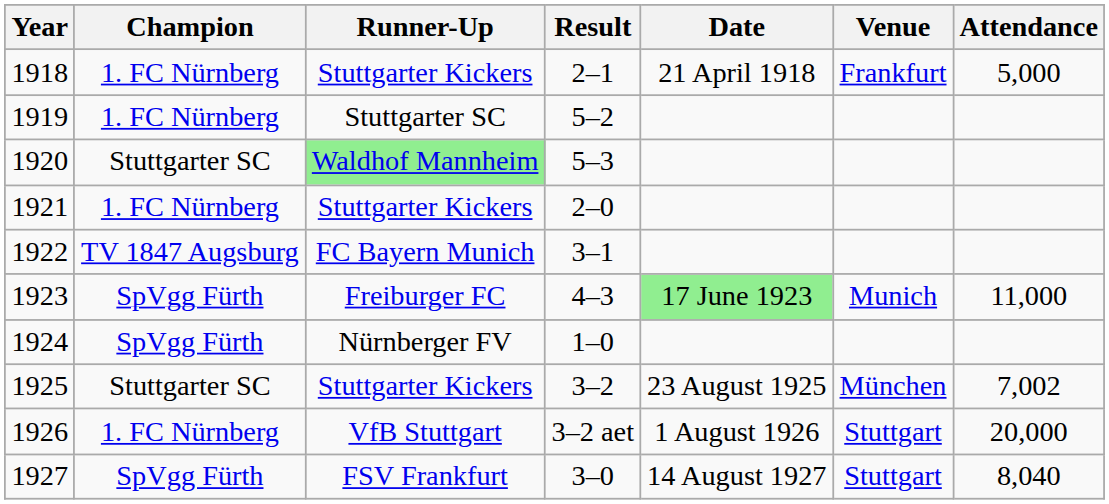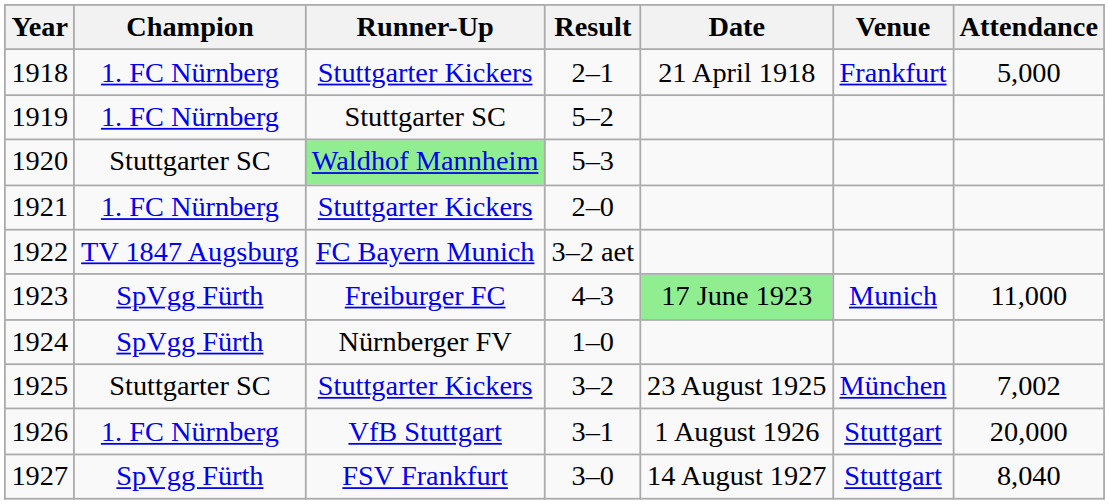(593, 251) 3–1 -> (593, 251) 3–2 aet
(593, 431) 3–2 aet -> (593, 431) 3–1
